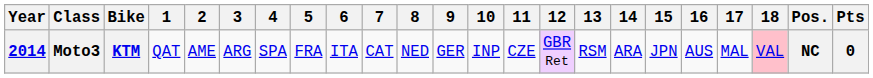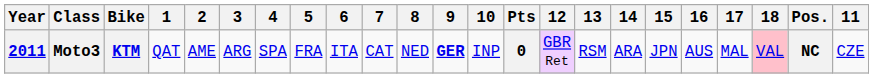columns swapped: (521, 17) <-> (850, 17)
(27, 52) 2014 -> (27, 52) 2011
(450, 52) normal -> (450, 52) bold
